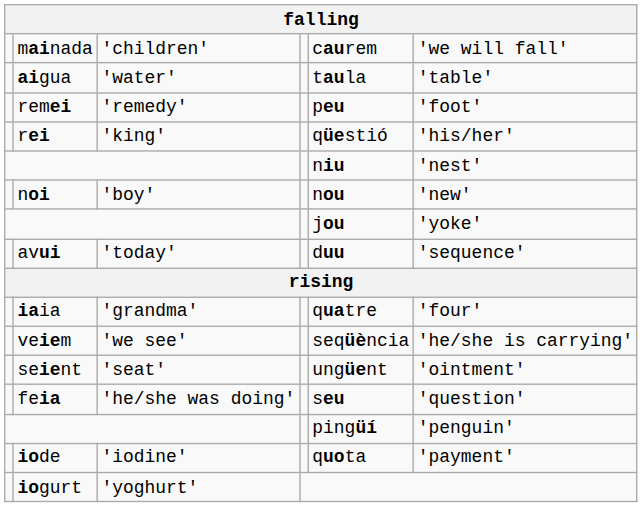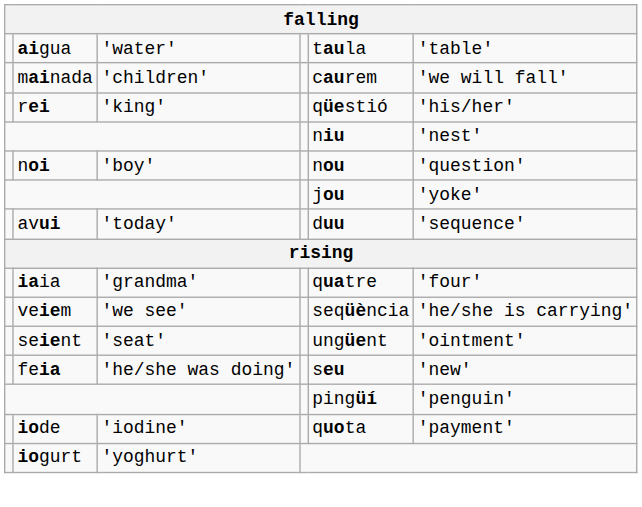rows swapped: (44, 78) <-> (55, 49)
- row: (44, 107)
(445, 195) 'new' -> (472, 166) 'question'
(472, 399) 'question' -> (445, 370) 'new'
